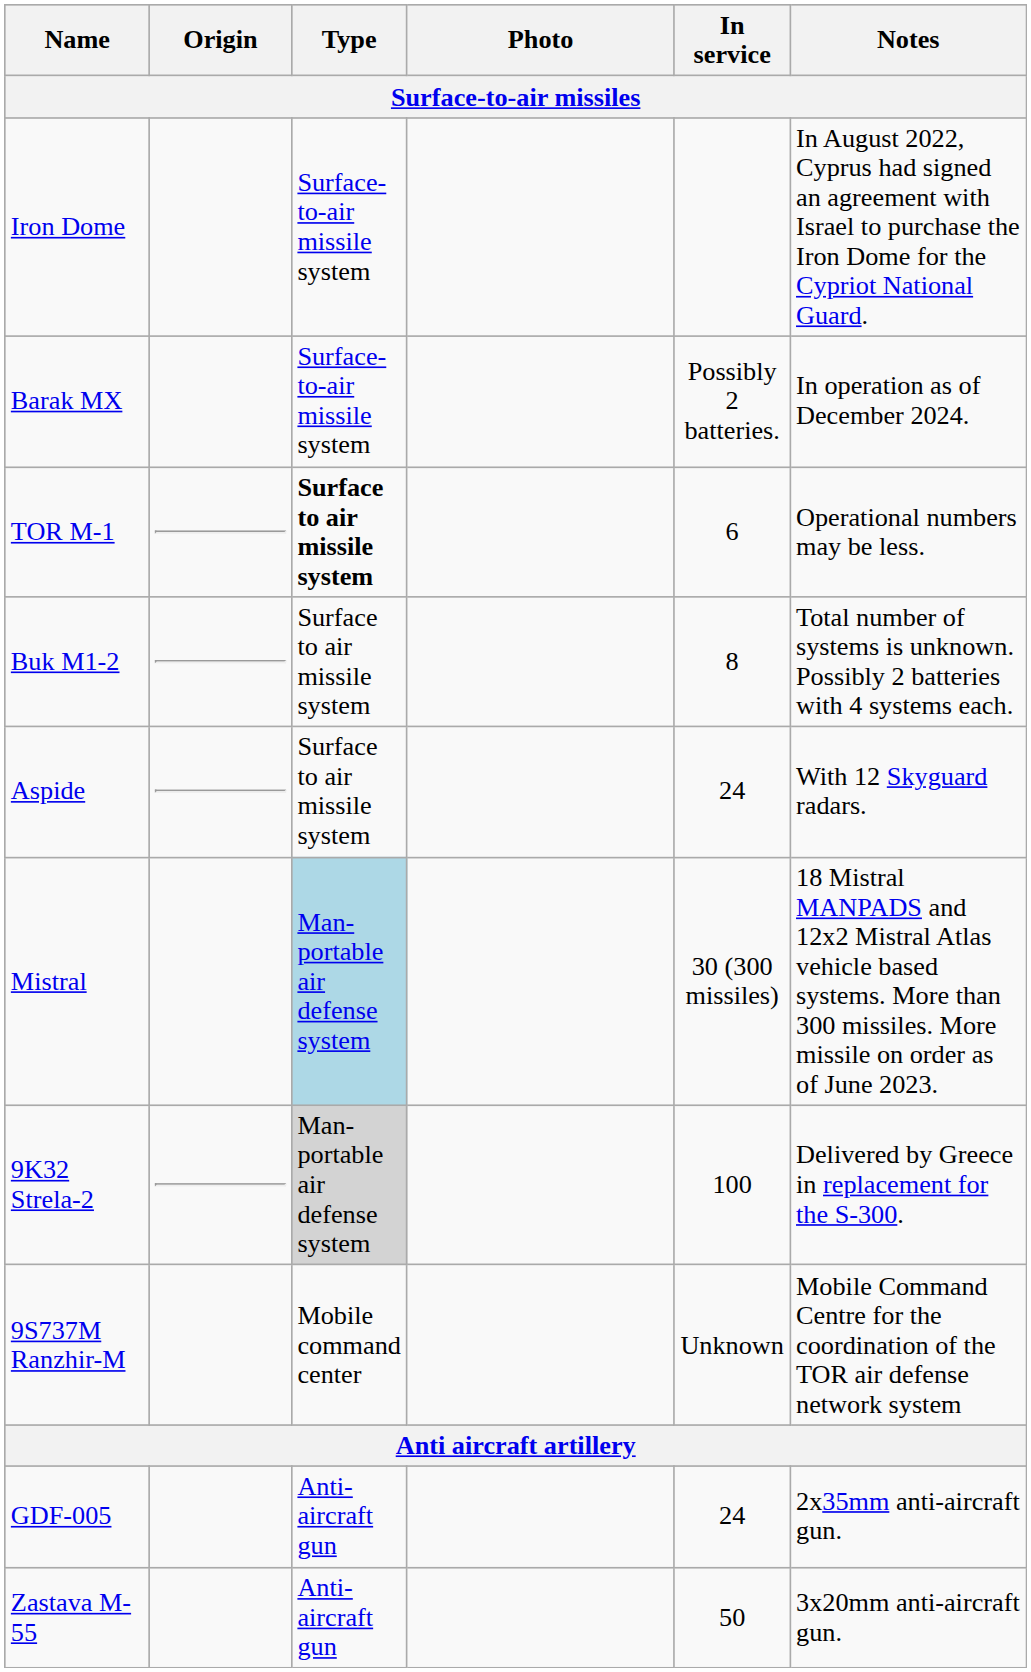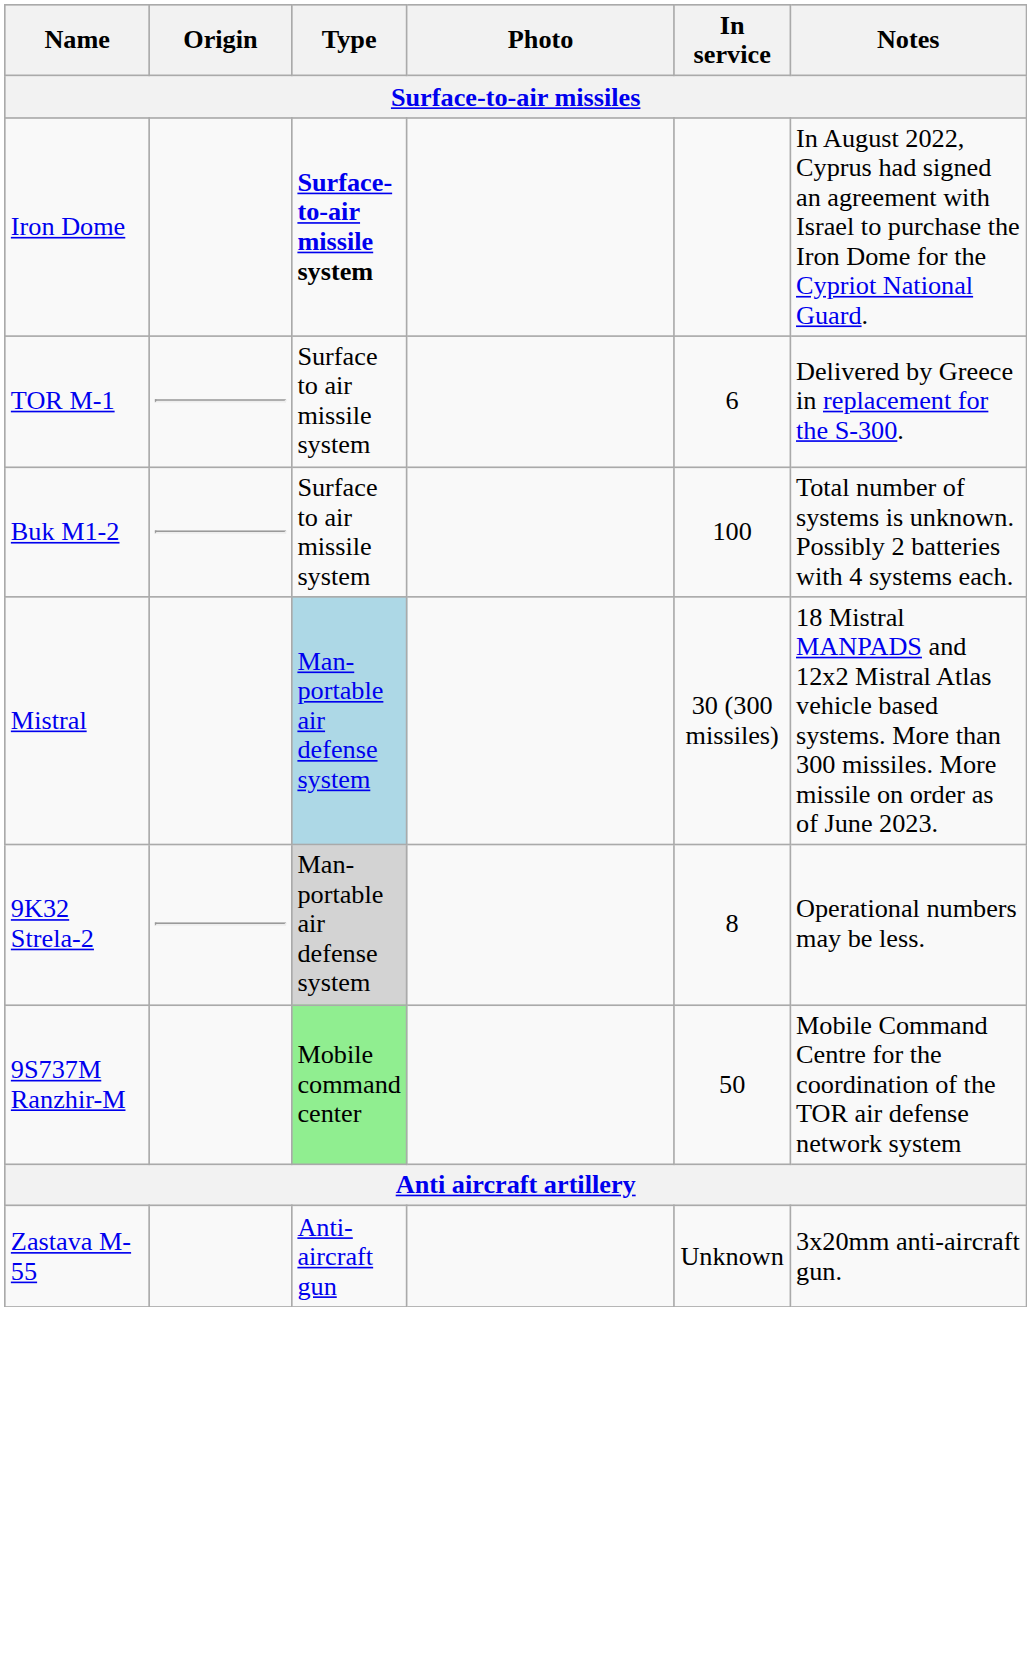(342, 226) normal -> (345, 226) bold
- row: (67, 401)
(340, 531) bold -> (337, 401) normal
(906, 531) Operational numbers may be less. -> (905, 401) Delivered by Greece in replacement for the S-300.
(732, 661) 8 -> (732, 531) 100
- row: (48, 791)
(732, 1184) 100 -> (732, 924) 8
(905, 1184) Delivered by Greece in replacement for the S-300. -> (906, 924) Operational numbers may be less.
(349, 1344) no background -> (349, 1084) lightgreen background
(732, 1344) Unknown -> (732, 1084) 50
- row: (61, 1516)
(732, 1616) 50 -> (732, 1255) Unknown
